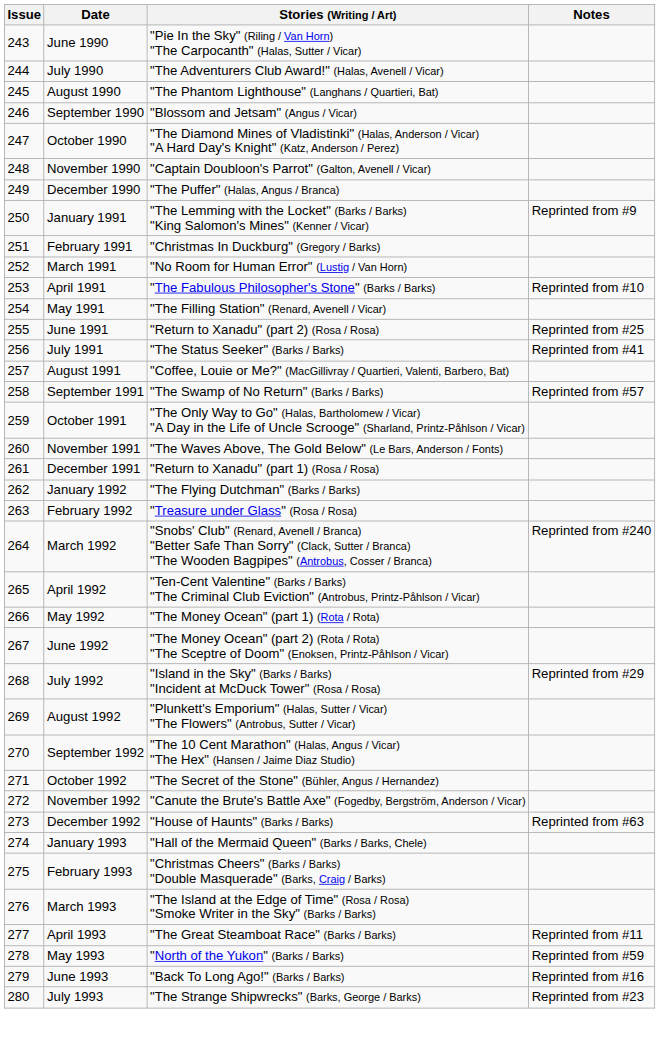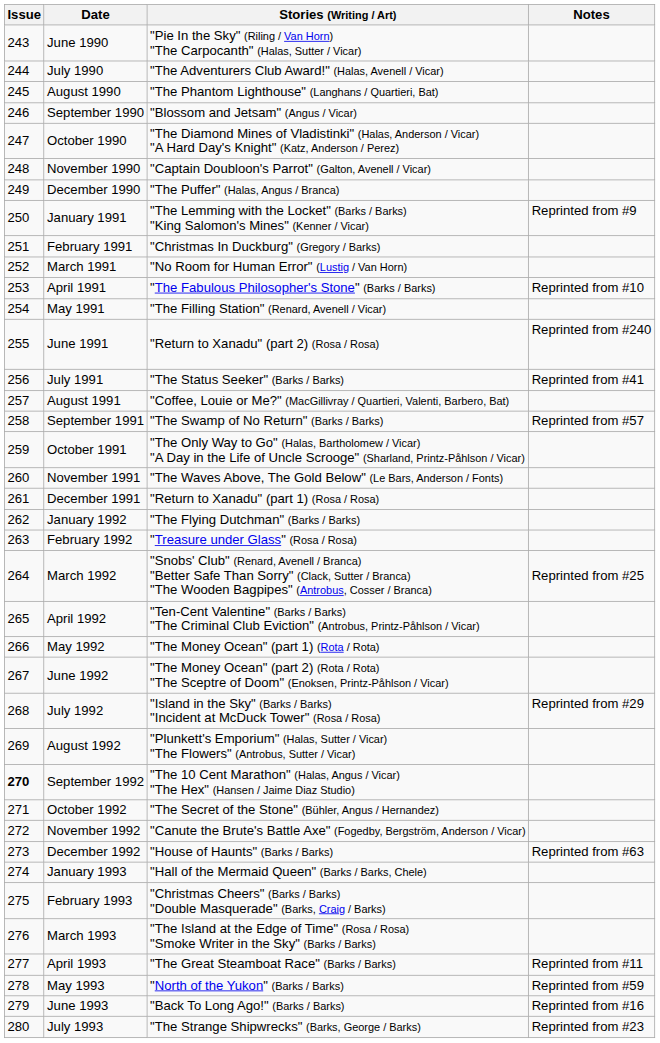(588, 329) Reprinted from #25 -> (591, 344) Reprinted from #240
(591, 546) Reprinted from #240 -> (588, 575) Reprinted from #25
(18, 752) normal -> (18, 782) bold
